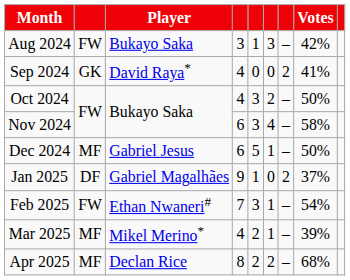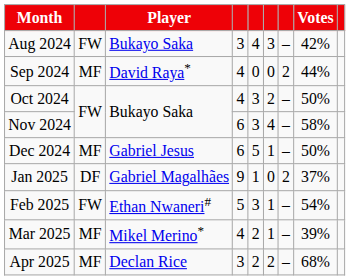(256, 43) 1 -> (256, 43) 4
(90, 71) GK -> (90, 71) MF
(315, 71) 41% -> (315, 71) 44%
(240, 204) 7 -> (240, 204) 5
(240, 261) 8 -> (240, 261) 3
